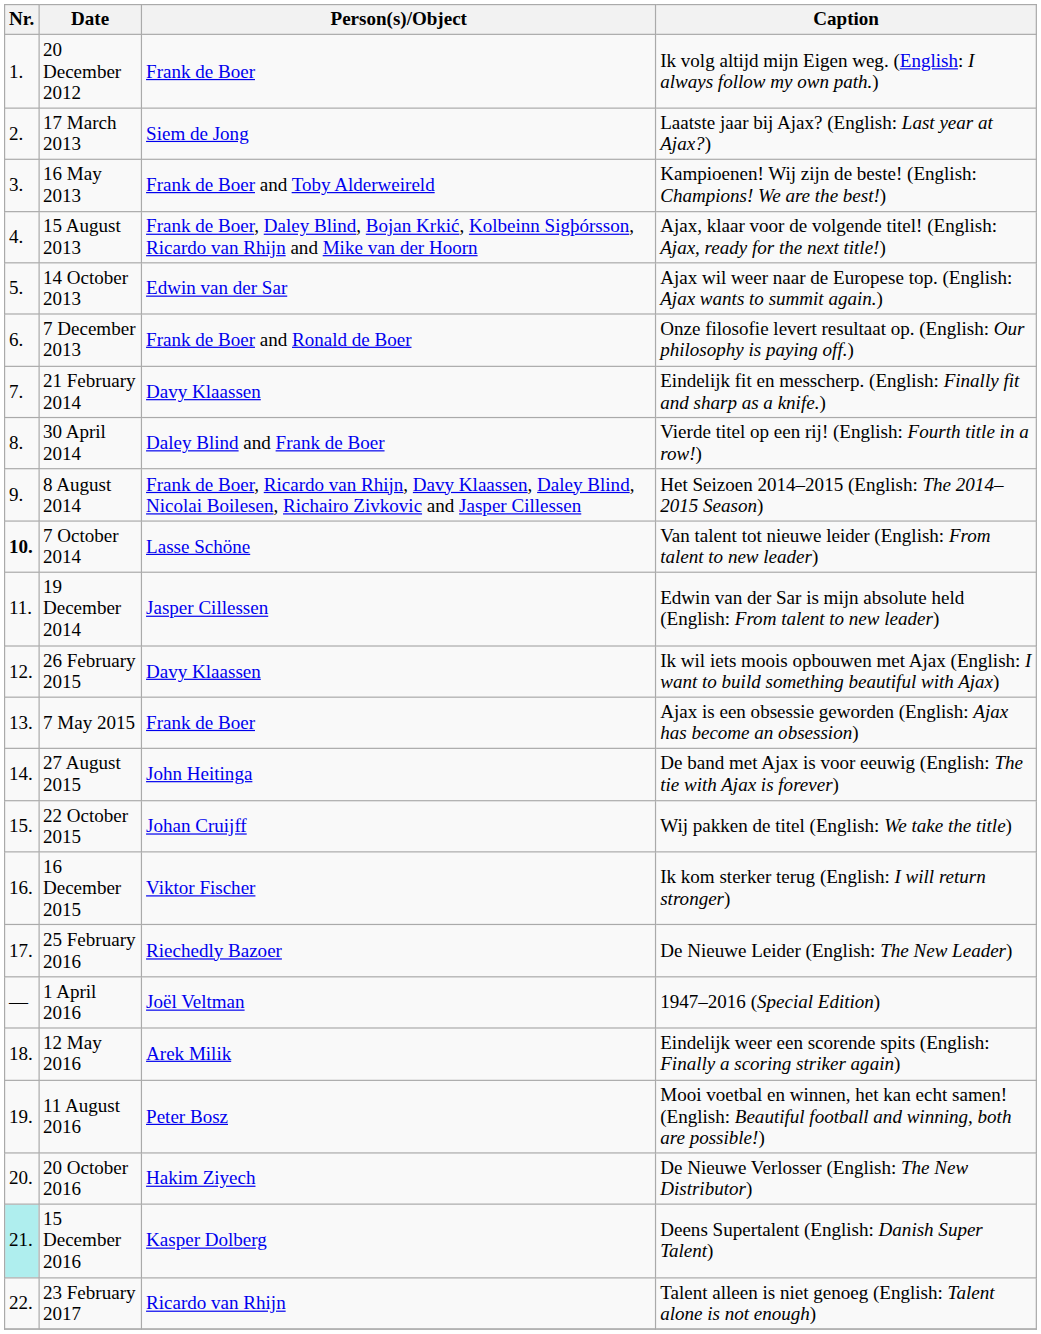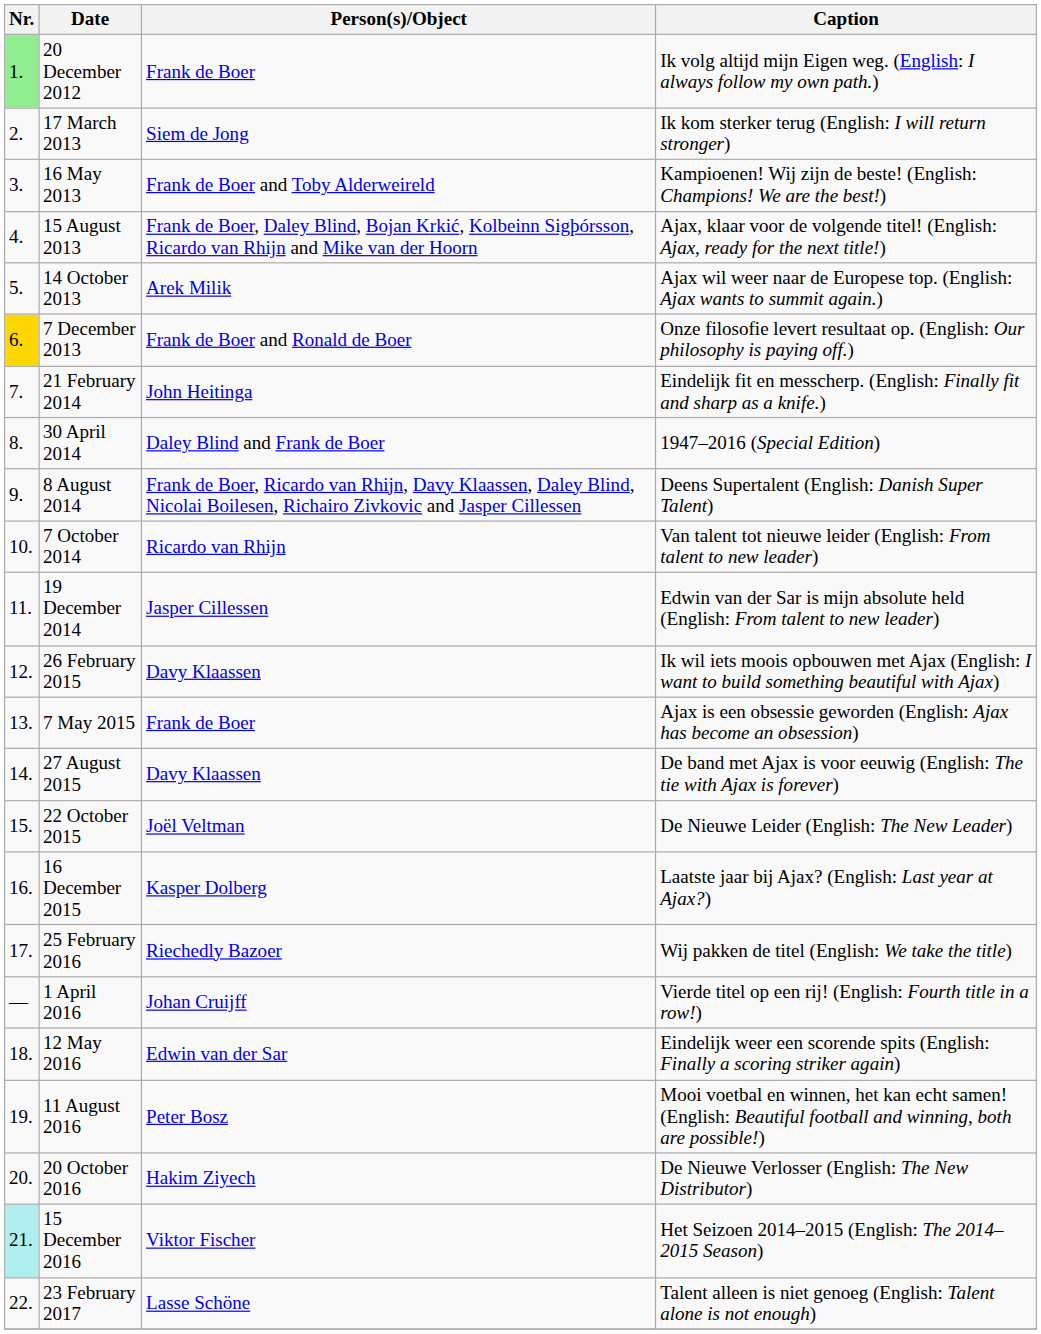(16, 71) no background -> (16, 71) lightgreen background
(827, 133) Laatste jaar bij Ajax? (English: Last year at Ajax?) -> (823, 133) Ik kom sterker terug (English: I will return stronger)
(217, 288) Edwin van der Sar -> (189, 288) Arek Milik
(16, 340) no background -> (16, 340) gold background
(203, 391) Davy Klaassen -> (199, 391) John Heitinga
(844, 443) Vierde titel op een rij! (English: Fourth title in a row!) -> (770, 443) 1947–2016 (Special Edition)
(832, 494) Het Seizoen 2014–2015 (English: The 2014–2015 Season) -> (822, 494) Deens Supertalent (English: Danish Super Talent)
(21, 546) bold -> (21, 546) normal
(198, 546) Lasse Schöne -> (216, 546) Ricardo van Rhijn
(199, 774) John Heitinga -> (203, 774) Davy Klaassen
(196, 825) Johan Cruijff -> (195, 825) Joël Veltman
(836, 825) Wij pakken de titel (English: We take the title) -> (836, 825) De Nieuwe Leider (English: The New Leader)
(201, 888) Viktor Fischer -> (206, 888) Kasper Dolberg
(823, 888) Ik kom sterker terug (English: I will return stronger) -> (827, 888) Laatste jaar bij Ajax? (English: Last year at Ajax?)
(836, 950) De Nieuwe Leider (English: The New Leader) -> (836, 950) Wij pakken de titel (English: We take the title)
(195, 1002) Joël Veltman -> (196, 1002) Johan Cruijff
(770, 1002) 1947–2016 (Special Edition) -> (844, 1002) Vierde titel op een rij! (English: Fourth title in a row!)
(189, 1053) Arek Milik -> (217, 1053) Edwin van der Sar
(206, 1240) Kasper Dolberg -> (201, 1240) Viktor Fischer
(822, 1240) Deens Supertalent (English: Danish Super Talent) -> (832, 1240) Het Seizoen 2014–2015 (English: The 2014–2015 Season)
(216, 1303) Ricardo van Rhijn -> (198, 1303) Lasse Schöne
